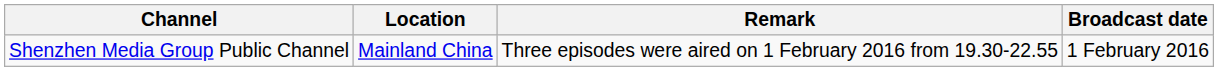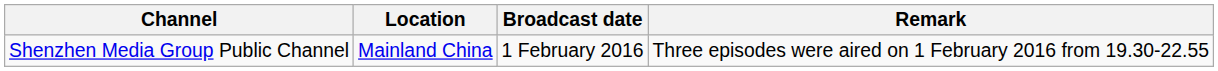columns swapped: (1138, 19) <-> (780, 19)
